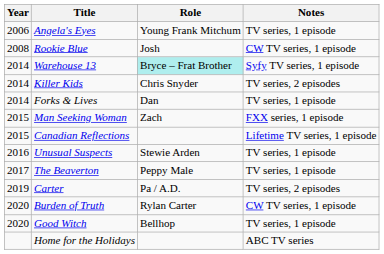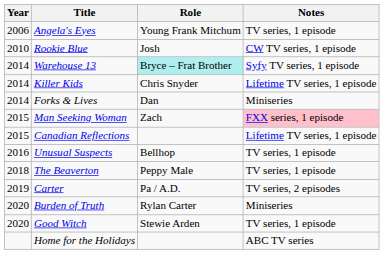(18, 48) 2008 -> (18, 48) 2010
(293, 83) TV series, 2 episodes -> (311, 83) Lifetime TV series, 1 episode
(291, 100) TV series, 1 episode -> (269, 100) Miniseries
(295, 118) no background -> (295, 118) pink background
(170, 153) Stewie Arden -> (158, 153) Bellhop
(18, 170) 2017 -> (18, 170) 2018
(301, 205) CW TV series, 1 episode -> (269, 205) Miniseries
(158, 223) Bellhop -> (170, 223) Stewie Arden
